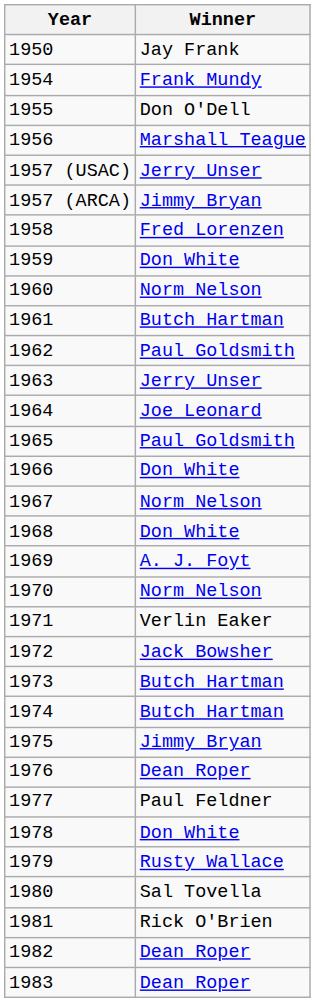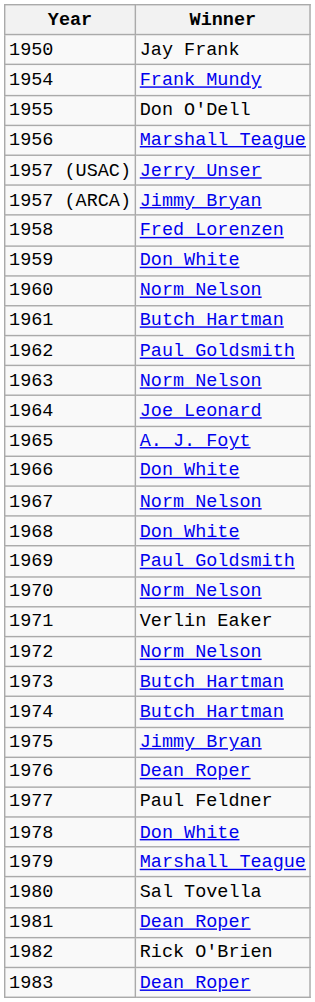(201, 381) Jerry Unser -> (201, 381) Norm Nelson
(217, 441) Paul Goldsmith -> (195, 441) A. J. Foyt
(195, 561) A. J. Foyt -> (217, 561) Paul Goldsmith
(206, 652) Jack Bowsher -> (201, 652) Norm Nelson
(212, 862) Rusty Wallace -> (223, 862) Marshall Teague
(206, 922) Rick O'Brien -> (195, 922) Dean Roper
(195, 952) Dean Roper -> (206, 952) Rick O'Brien
